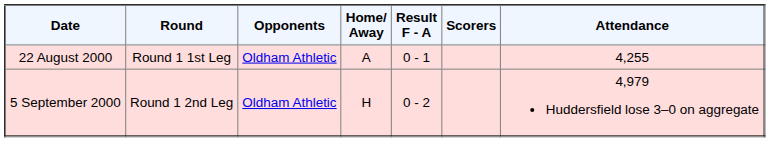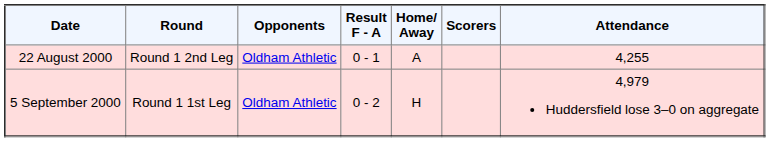columns swapped: (366, 25) <-> (416, 25)
(182, 57) Round 1 1st Leg -> (182, 57) Round 1 2nd Leg
(182, 102) Round 1 2nd Leg -> (182, 102) Round 1 1st Leg
